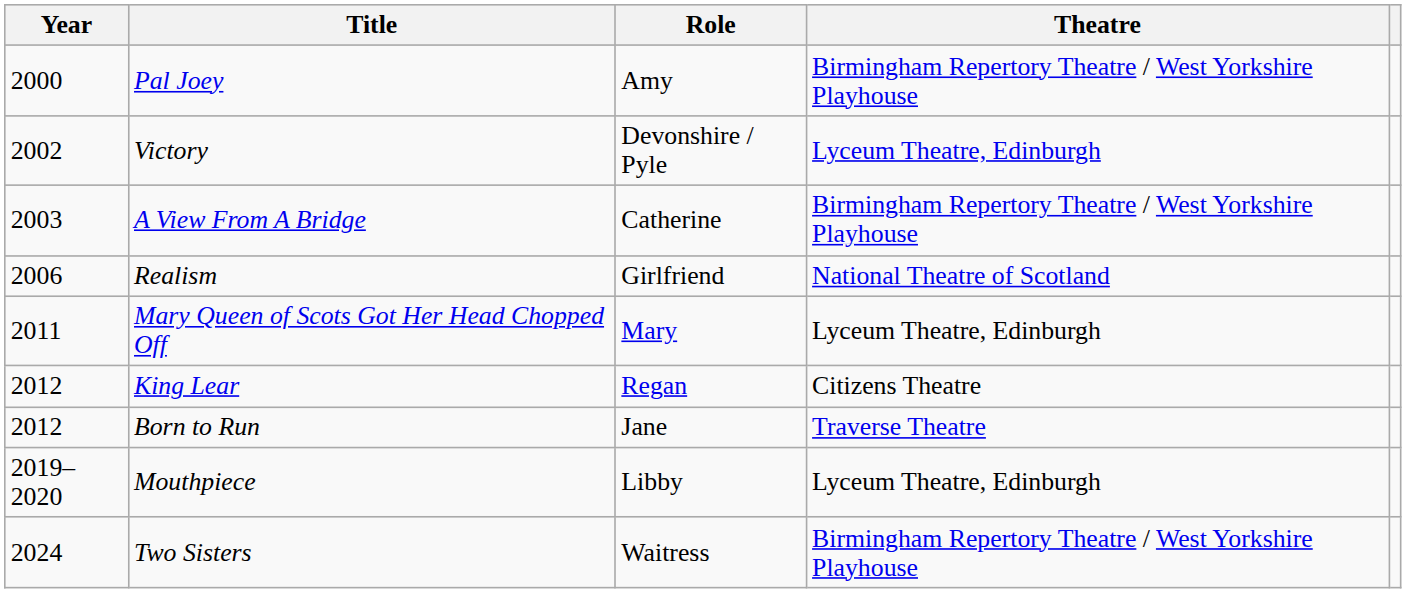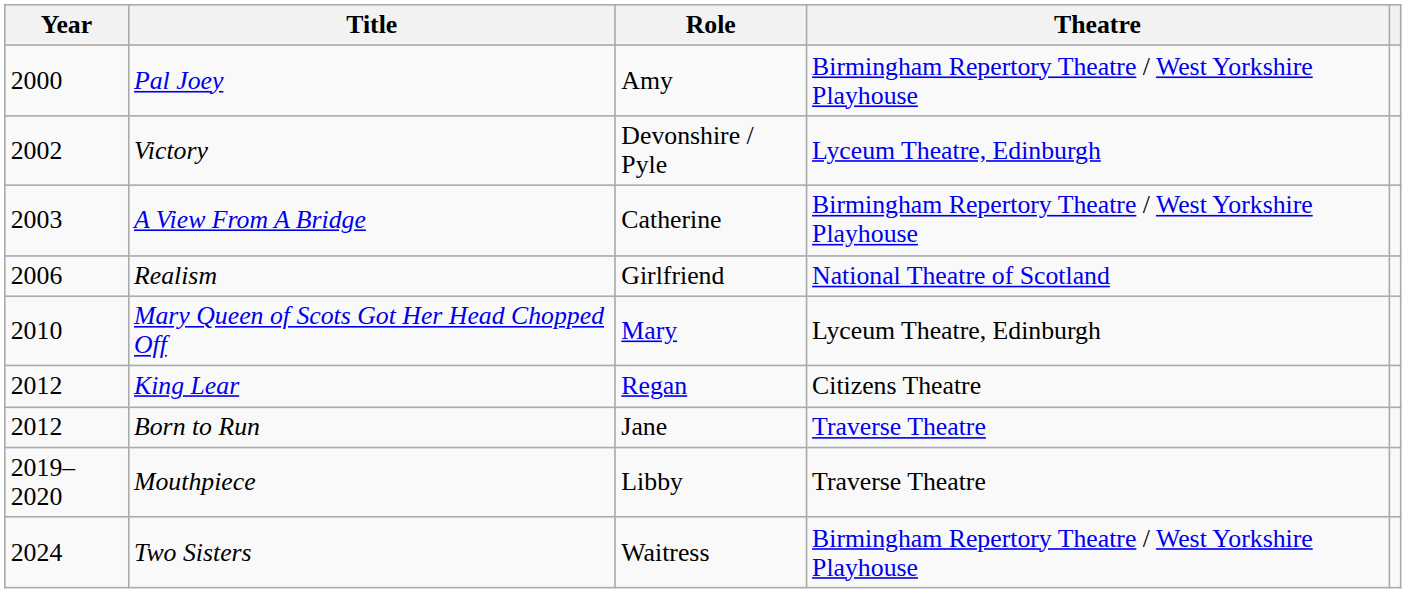(36, 330) 2011 -> (37, 330) 2010
(956, 482) Lyceum Theatre, Edinburgh -> (899, 482) Traverse Theatre
